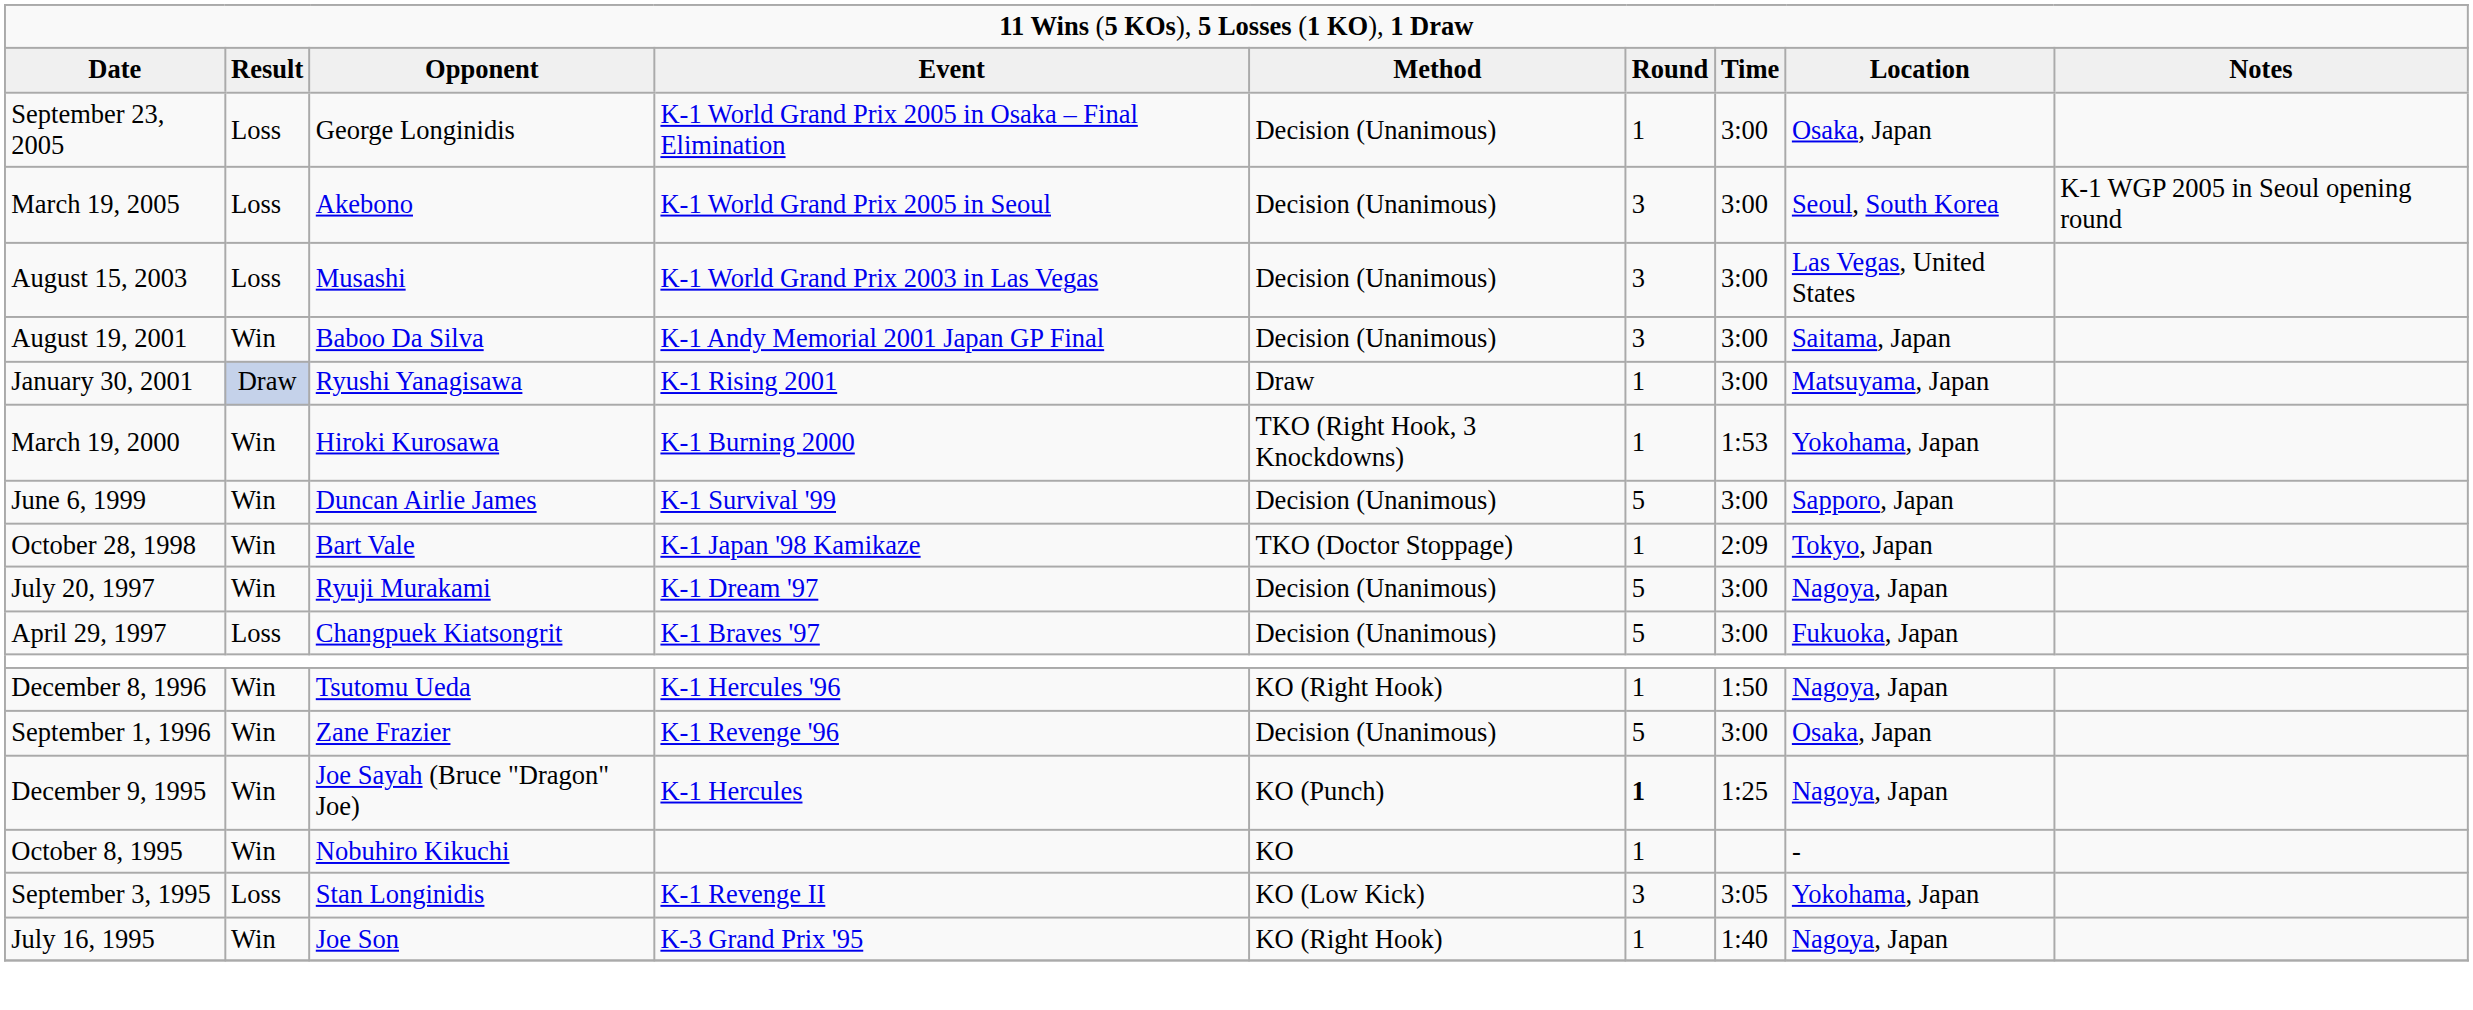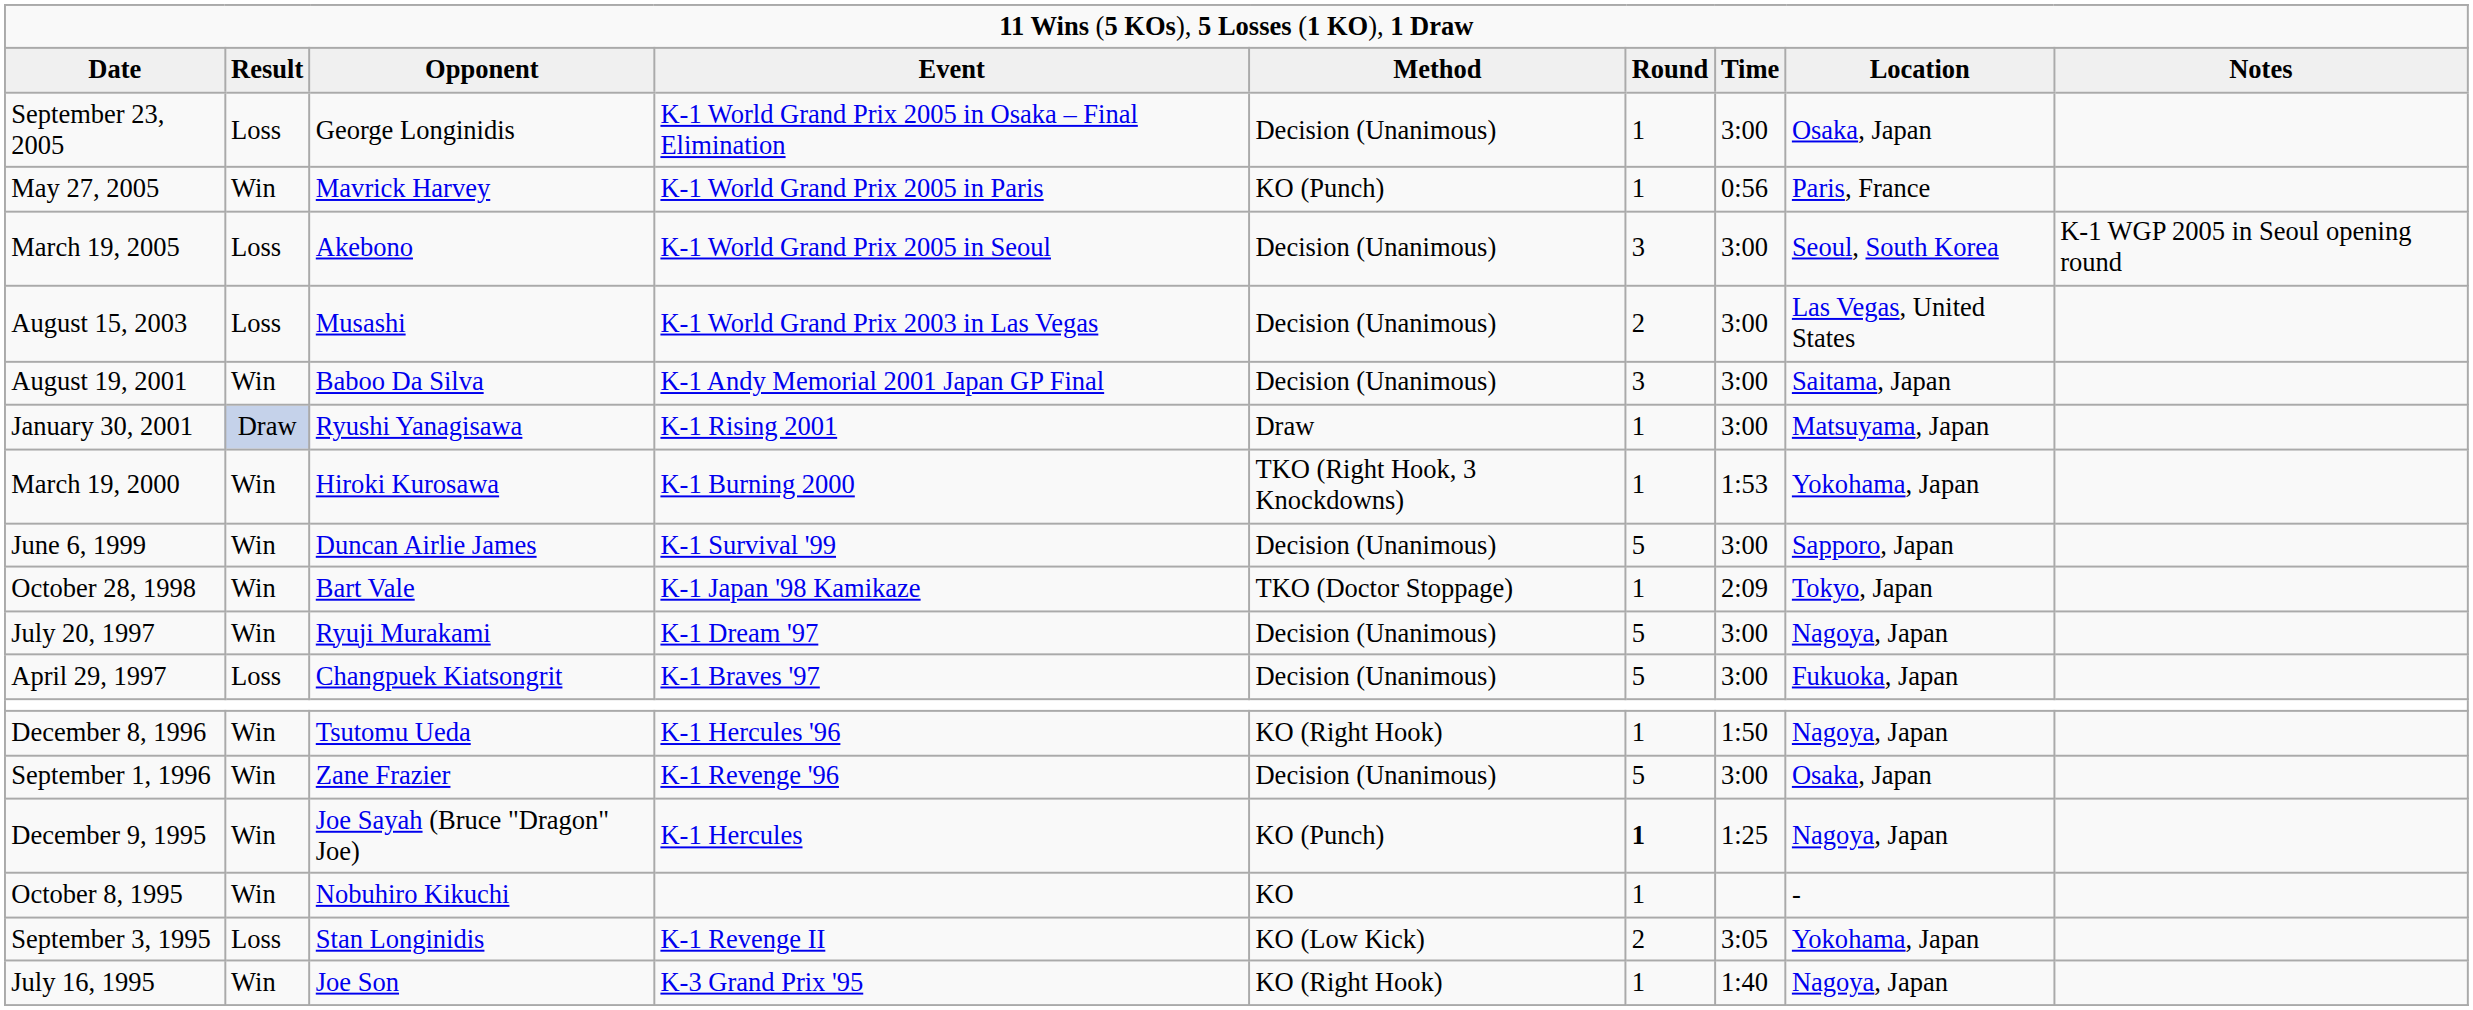+ row: (85, 188)
(1638, 279) 3 -> (1638, 323) 2
(1638, 894) 3 -> (1638, 938) 2
